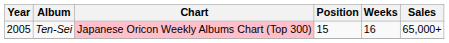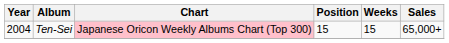(19, 30) 2005 -> (19, 30) 2004
(370, 30) 16 -> (370, 30) 15
